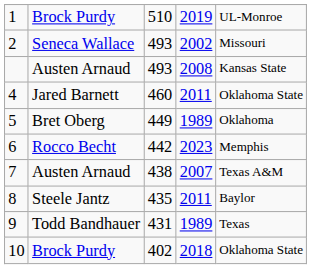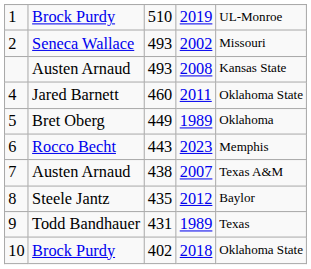(160, 146) 442 -> (160, 146) 443
(196, 198) 2011 -> (196, 198) 2012
